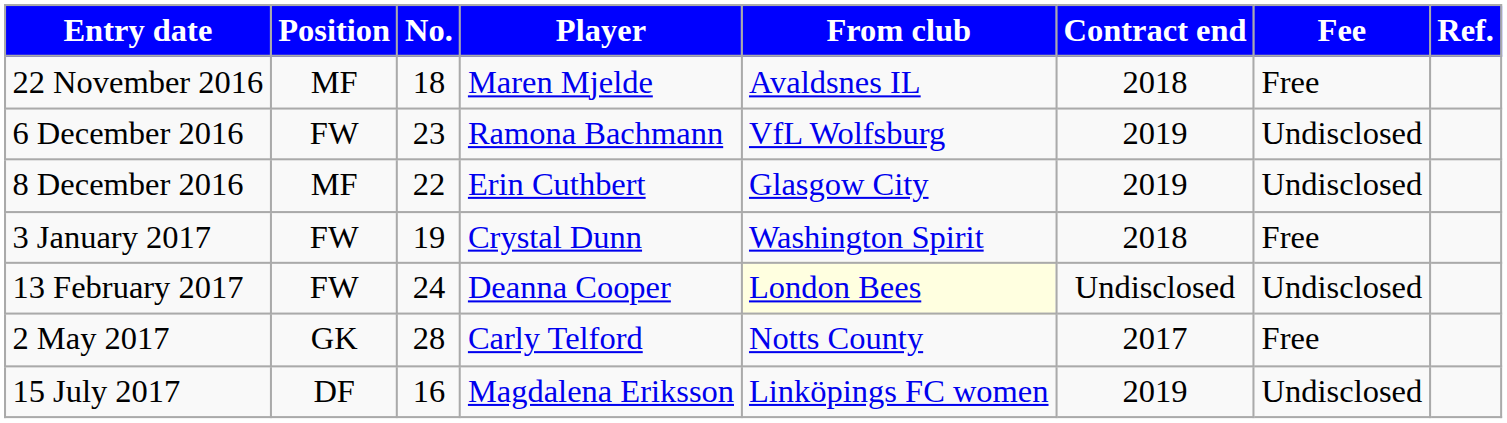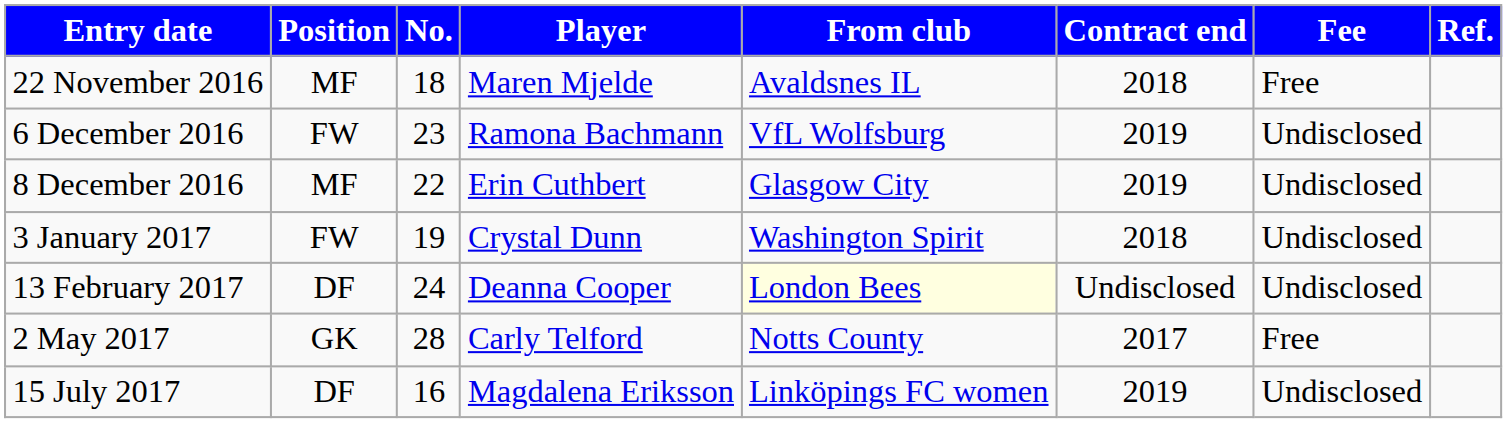(1290, 236) Free -> (1342, 236) Undisclosed
(334, 287) FW -> (334, 287) DF
